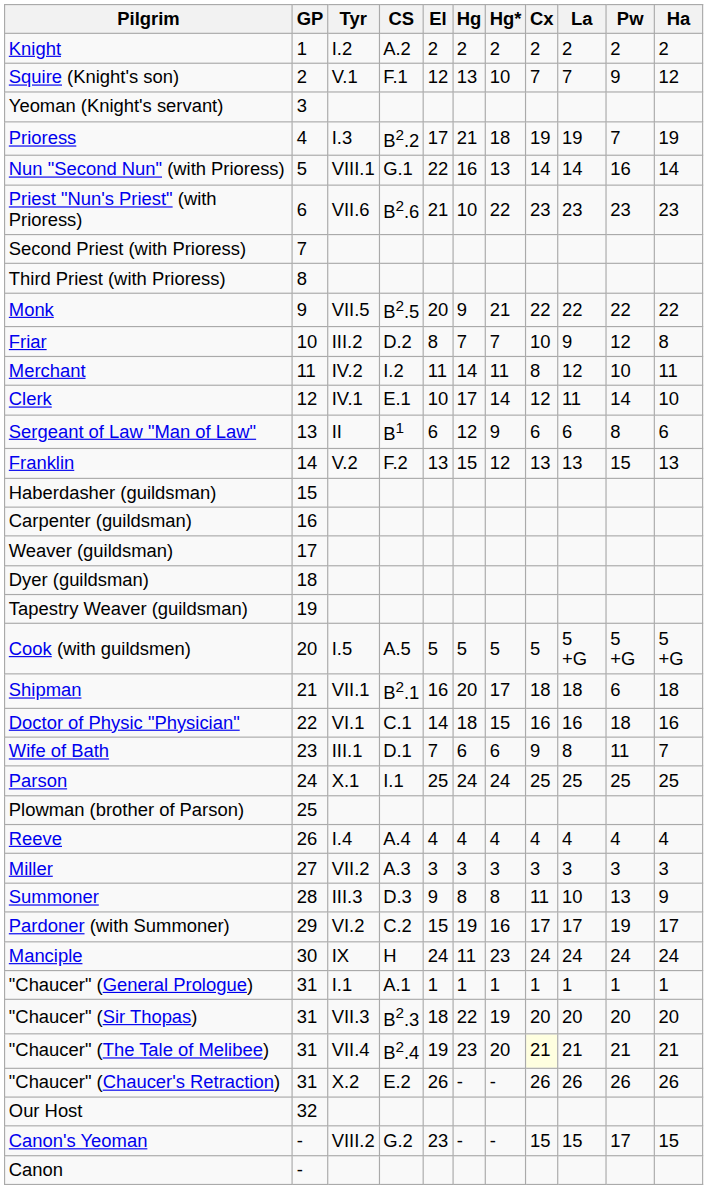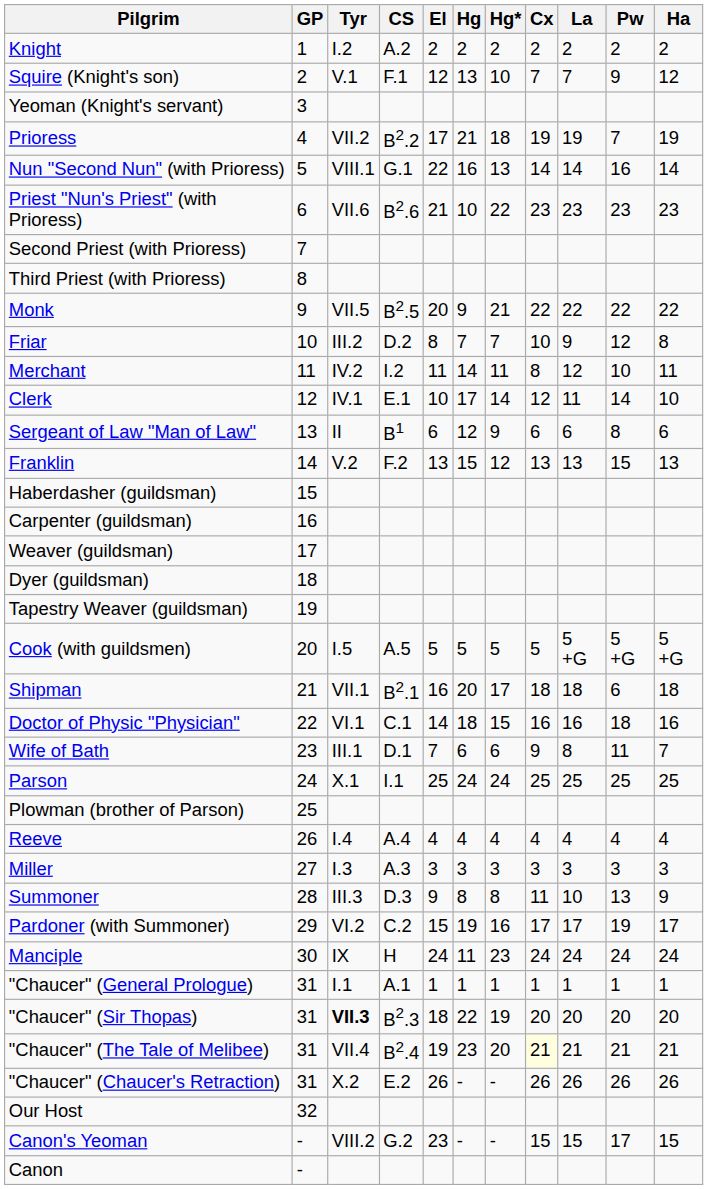(342, 138) I.3 -> (351, 138) VII.2
(351, 868) VII.2 -> (342, 868) I.3
(351, 1016) normal -> (351, 1016) bold
